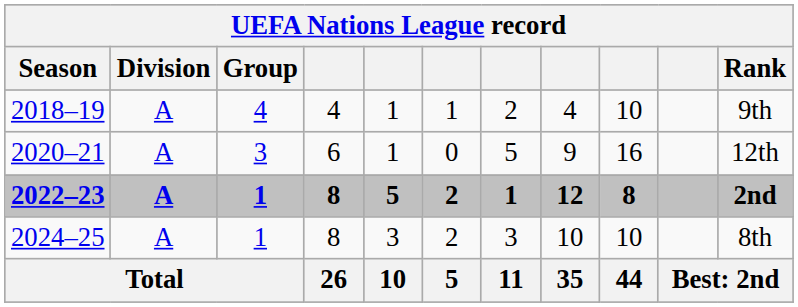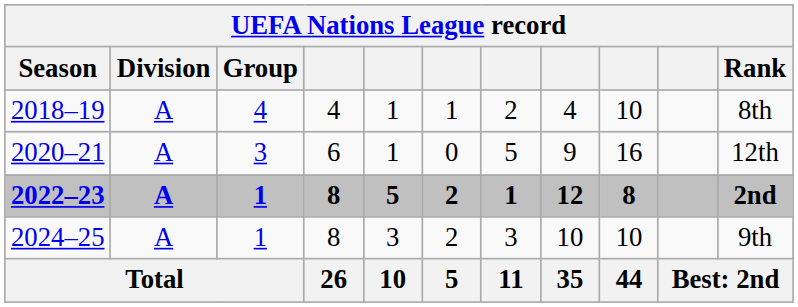(755, 110) 9th -> (755, 110) 8th
(755, 237) 8th -> (755, 237) 9th
